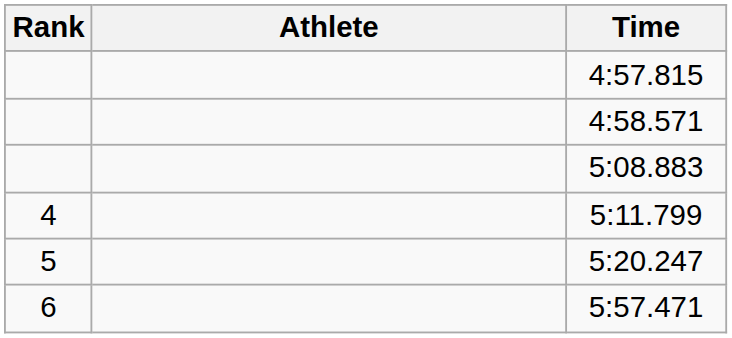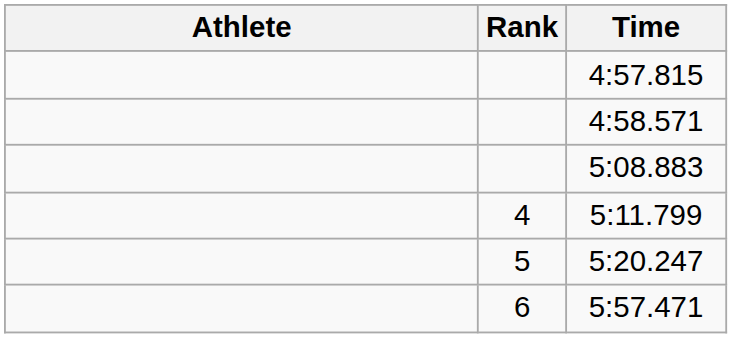columns swapped: (49, 27) <-> (329, 27)
